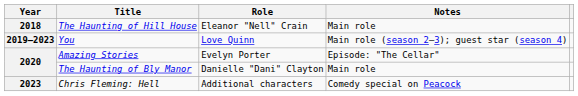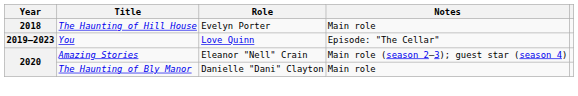(254, 26) Eleanor "Nell" Crain -> (236, 26) Evelyn Porter
(448, 40) Main role (season 2–3); guest star (season 4) -> (384, 40) Episode: "The Cellar"
(236, 55) Evelyn Porter -> (254, 55) Eleanor "Nell" Crain
(384, 55) Episode: "The Cellar" -> (448, 55) Main role (season 2–3); guest star (season 4)
- row: (109, 84)
